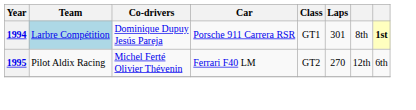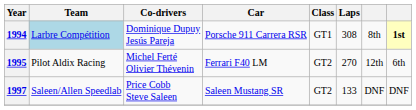(338, 35) 301 -> (349, 35) 308
+ row: (17, 91)
